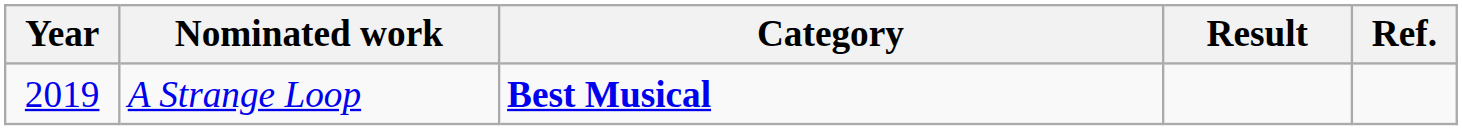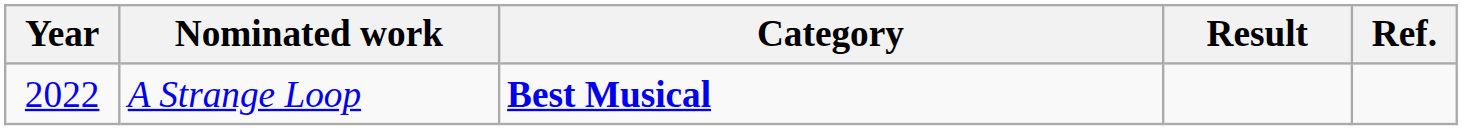(62, 93) 2019 -> (62, 93) 2022
